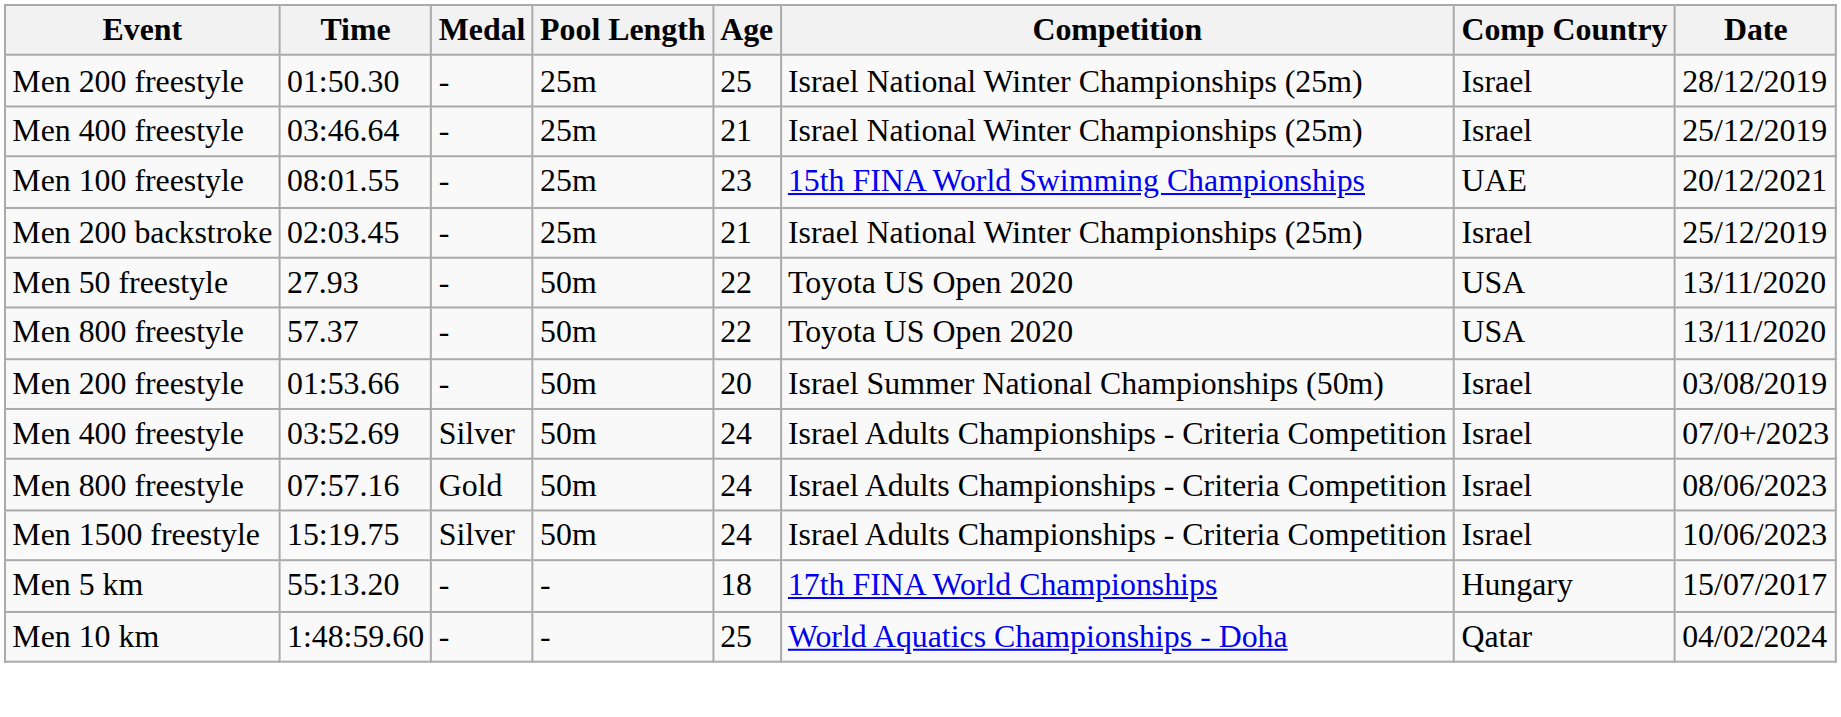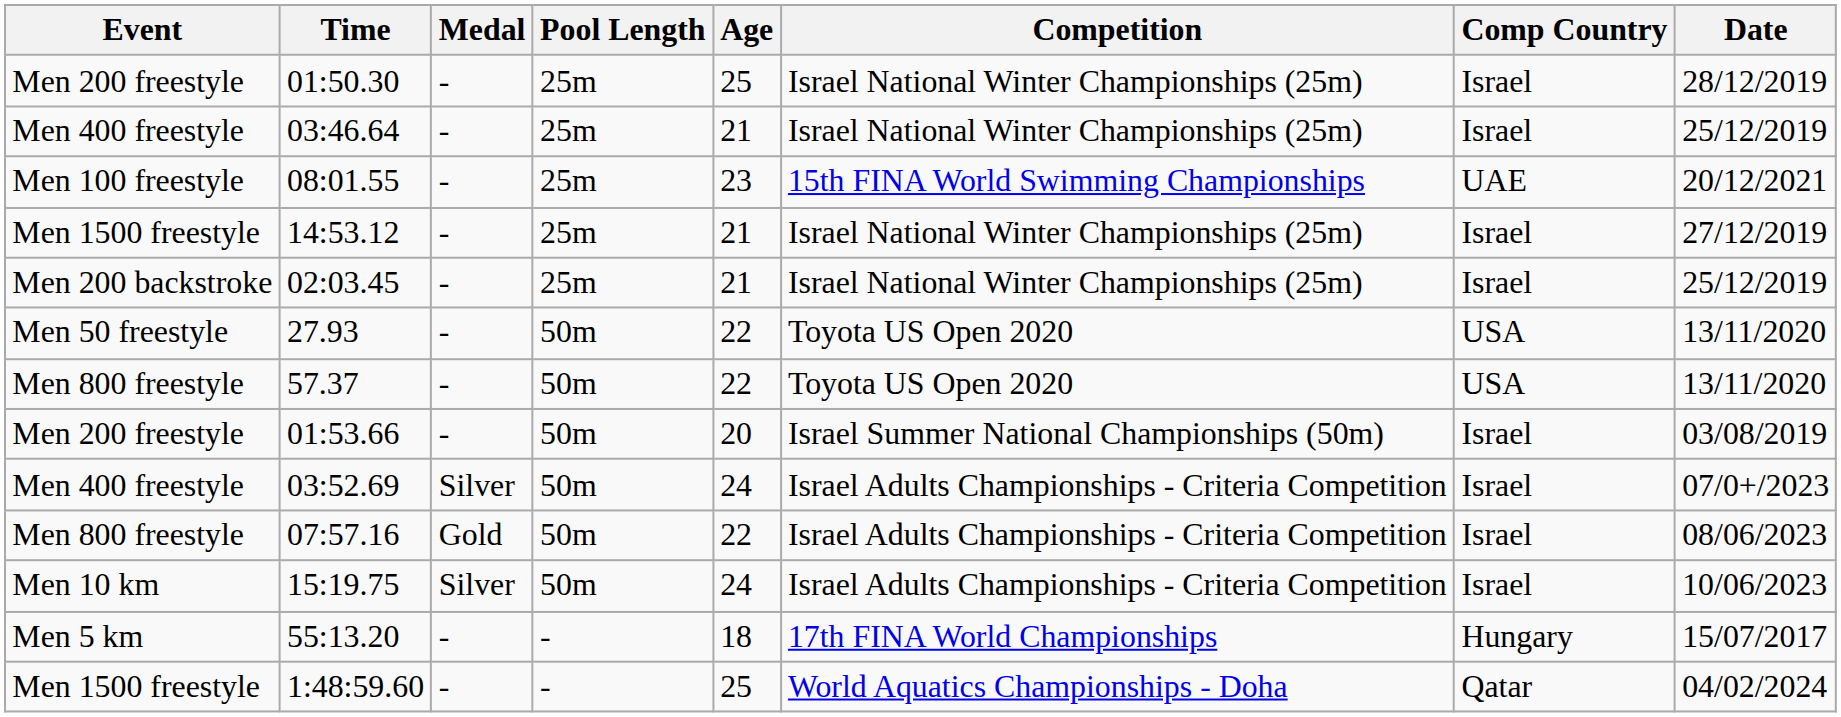+ row: (343, 231)
(736, 484) 24 -> (736, 534) 22
(136, 534) Men 1500 freestyle -> (86, 585) Men 10 km
(86, 635) Men 10 km -> (136, 686) Men 1500 freestyle
